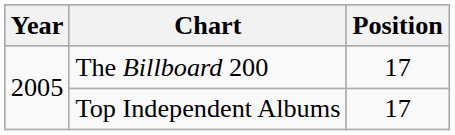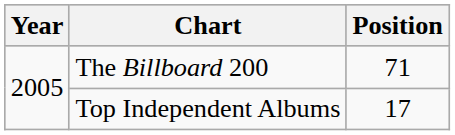(398, 66) 17 -> (398, 66) 71
